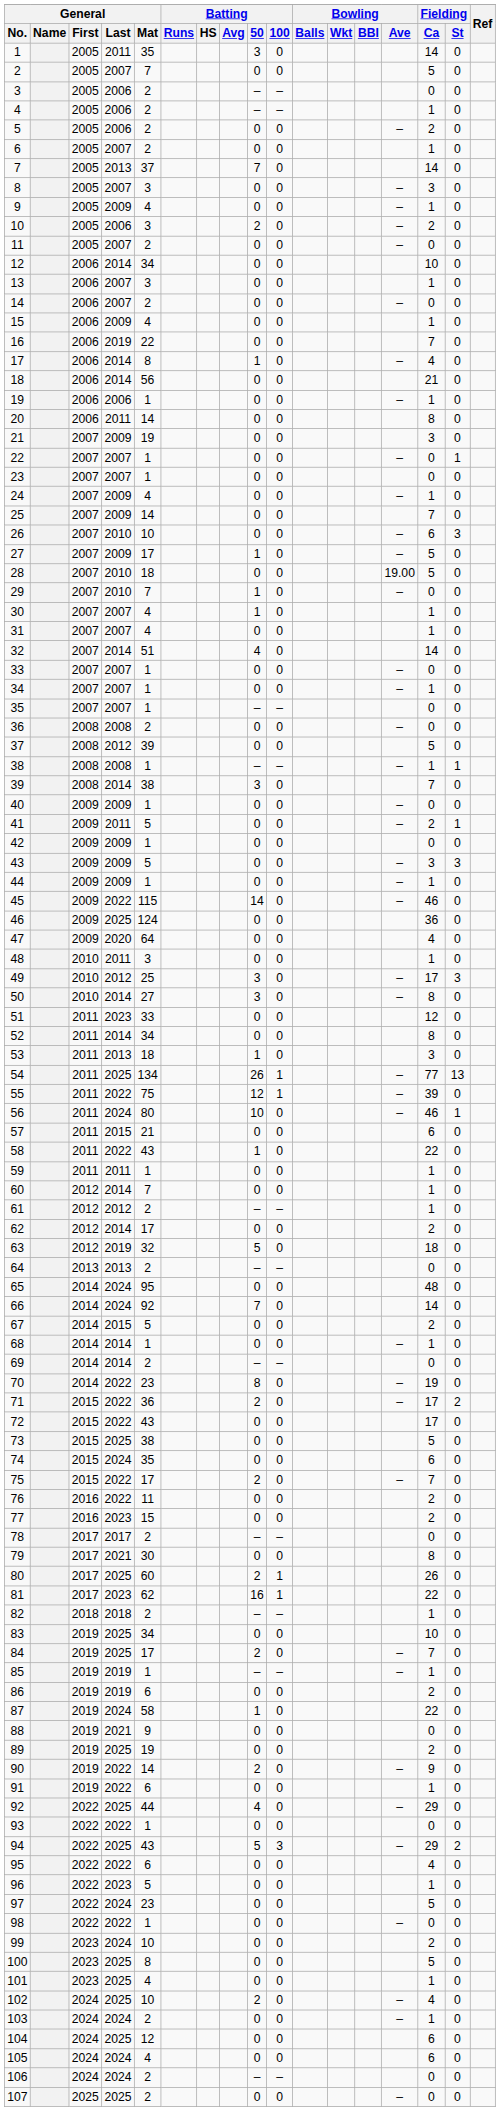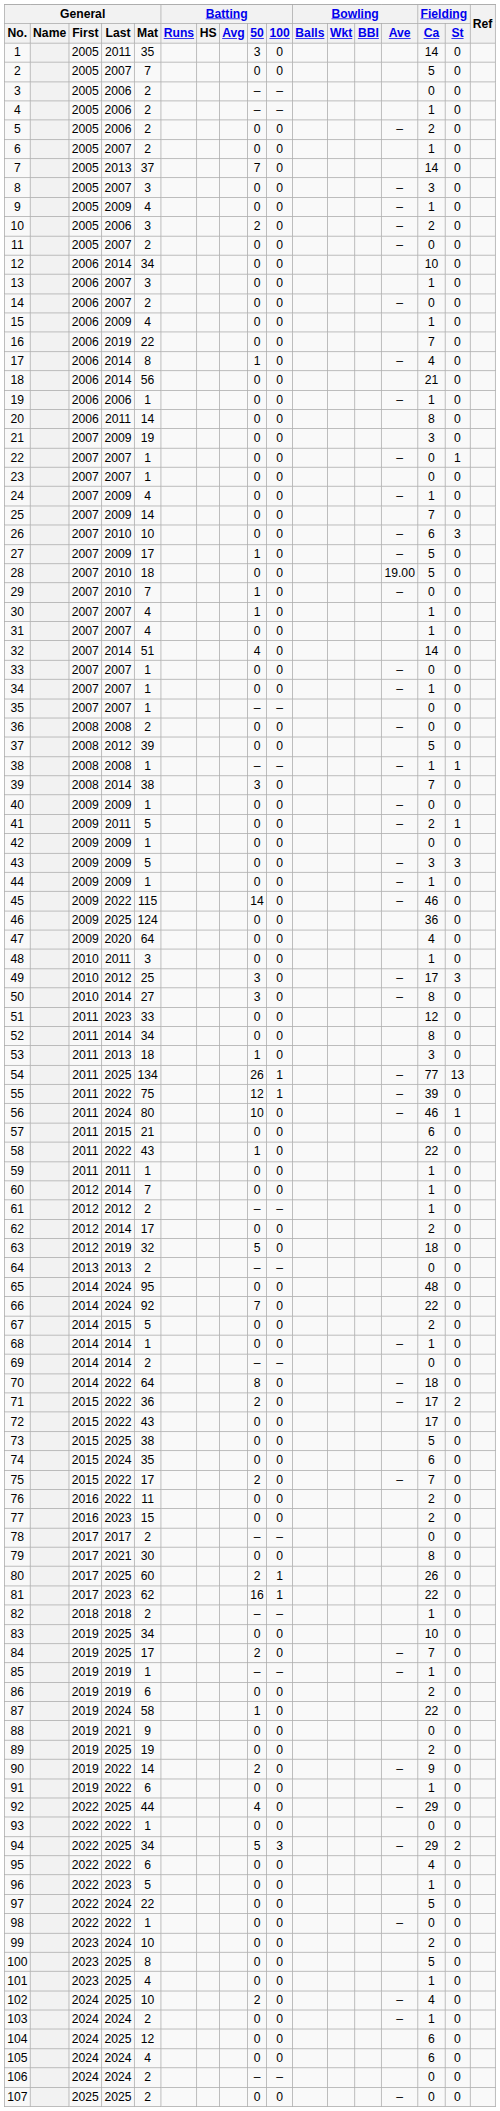(431, 1306) 14 -> (431, 1306) 22
(148, 1383) 23 -> (148, 1383) 64
(431, 1383) 19 -> (431, 1383) 18
(148, 1846) 43 -> (148, 1846) 34
(148, 1904) 23 -> (148, 1904) 22
